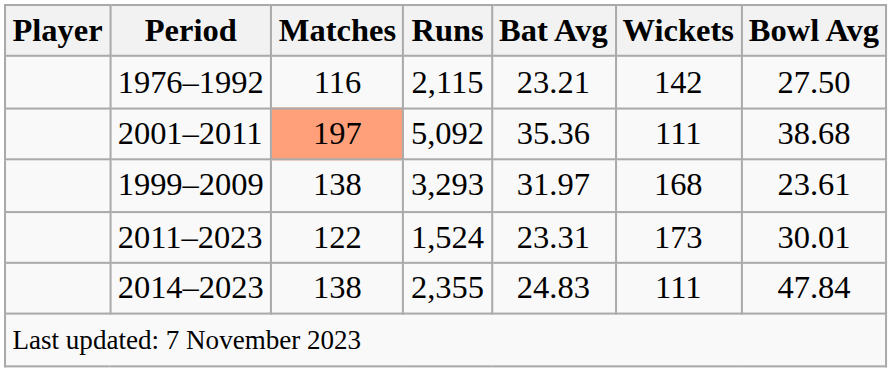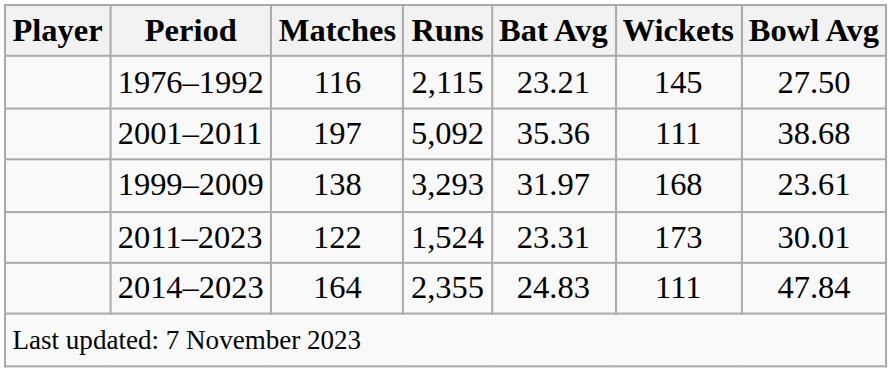(678, 81) 142 -> (678, 81) 145
(337, 133) lightsalmon background -> (337, 133) no background
(337, 287) 138 -> (337, 287) 164
